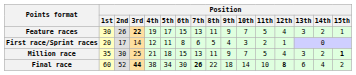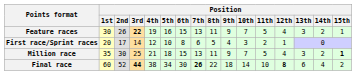(168, 32) 17 -> (168, 32) 16
(168, 43) 11 -> (168, 43) 10
